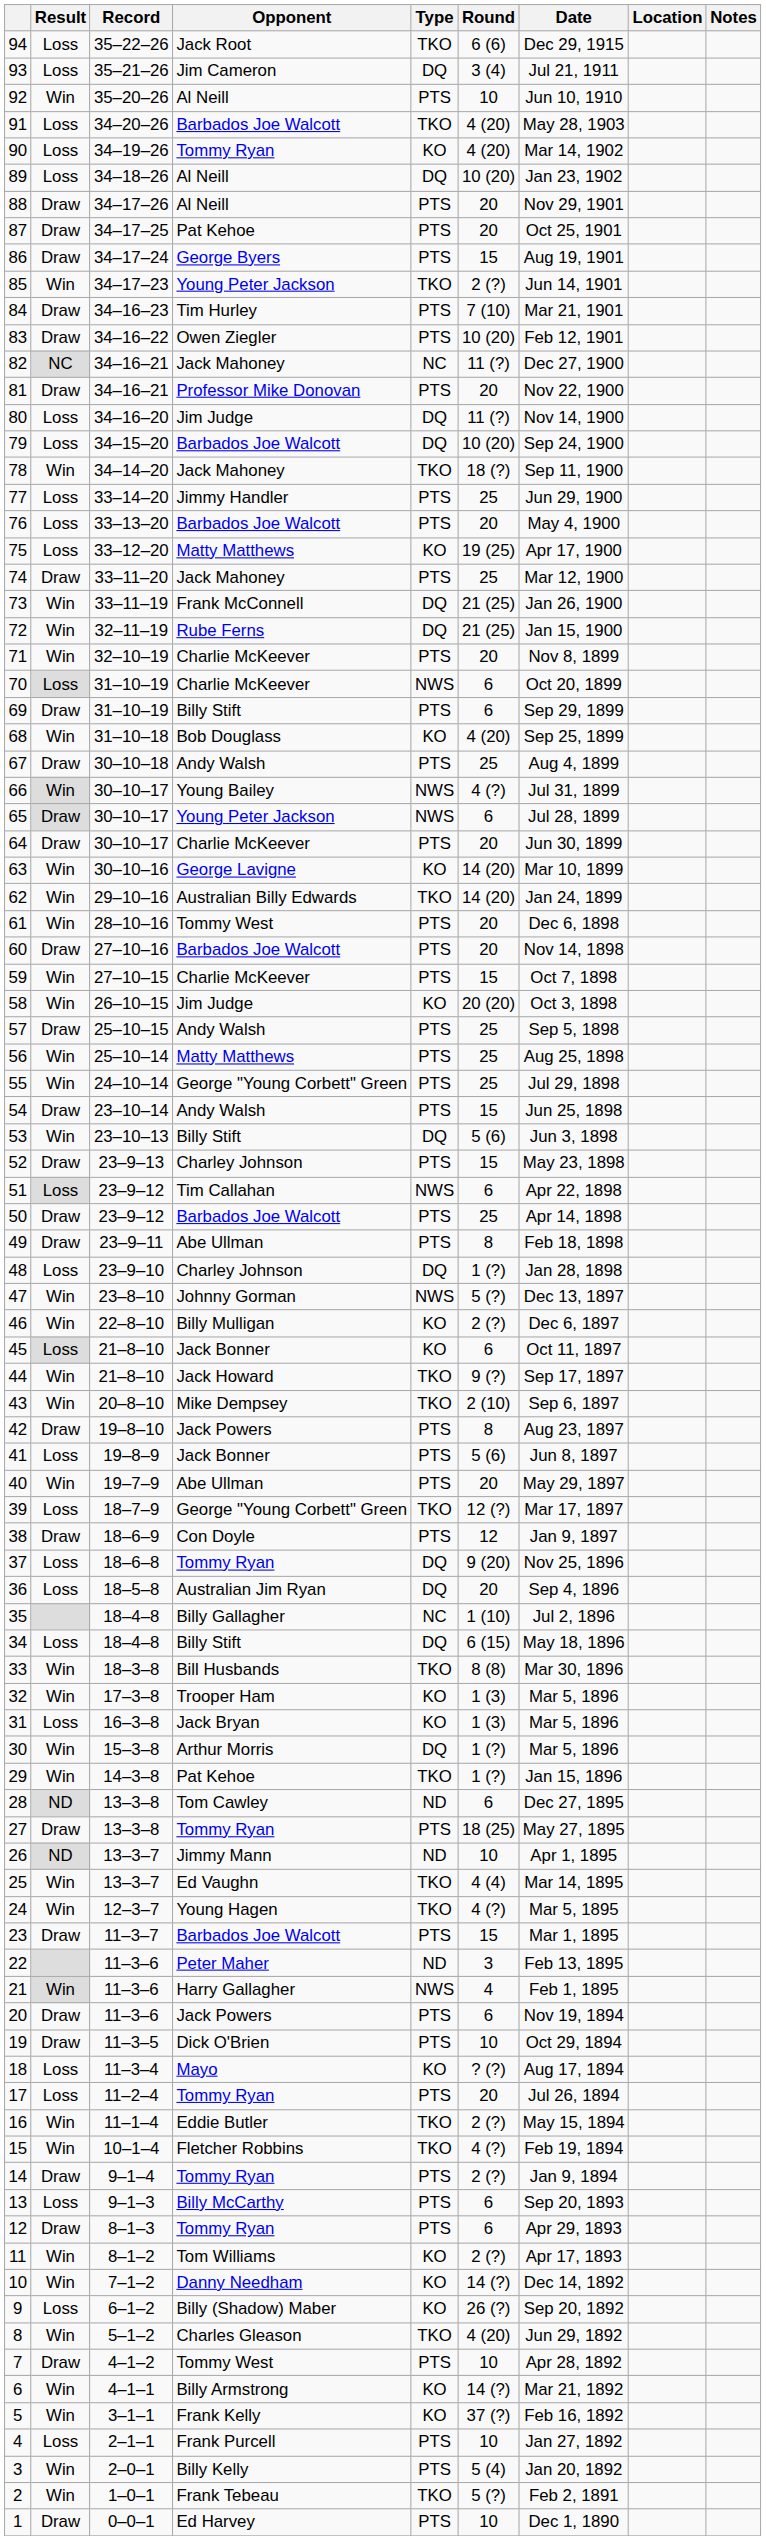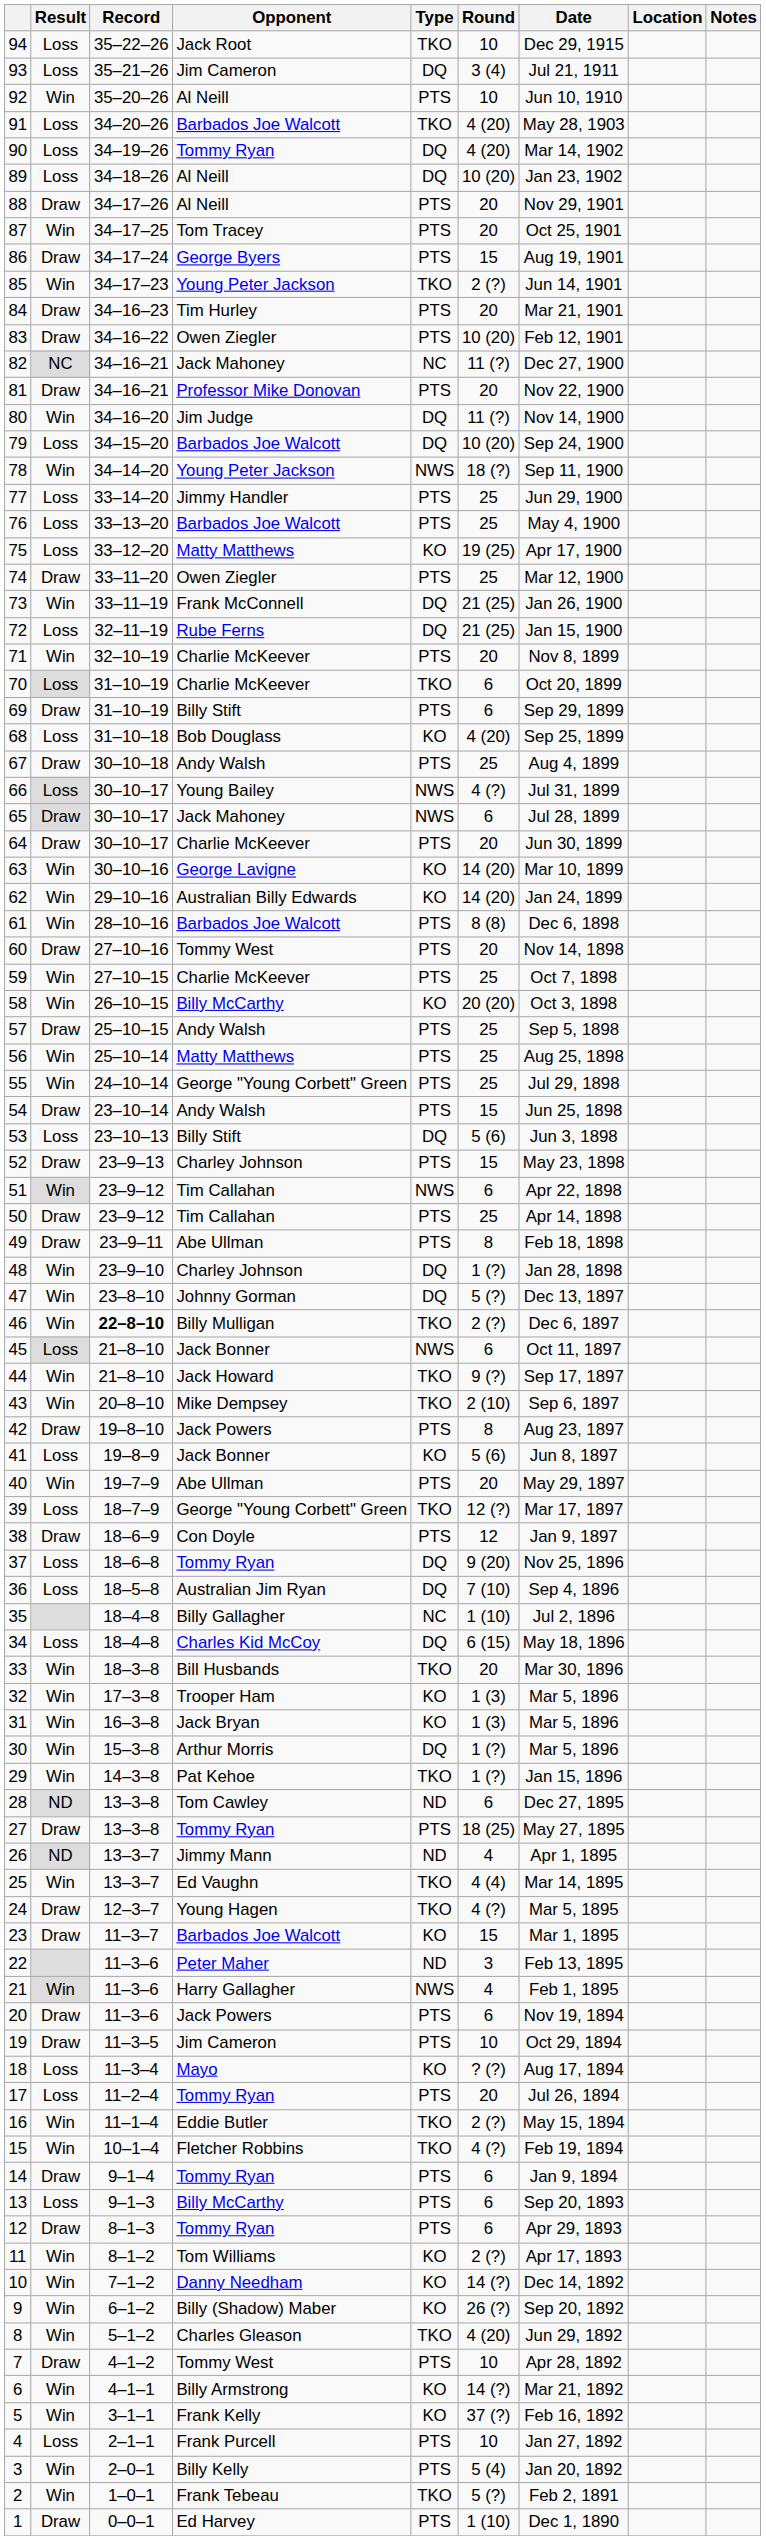(488, 44) 6 (6) -> (489, 44) 10
(435, 151) KO -> (435, 151) DQ
(61, 230) Draw -> (61, 230) Win
(216, 230) Pat Kehoe -> (220, 230) Tom Tracey
(489, 310) 7 (10) -> (489, 310) 20
(60, 417) Loss -> (61, 417) Win
(231, 470) Jack Mahoney -> (255, 470) Young Peter Jackson
(435, 470) TKO -> (435, 470) NWS
(489, 524) 20 -> (489, 524) 25
(231, 577) Jack Mahoney -> (226, 577) Owen Ziegler
(61, 630) Win -> (60, 630) Loss
(435, 683) NWS -> (435, 683) TKO
(61, 737) Win -> (60, 737) Loss
(61, 790) Win -> (60, 790) Loss
(255, 817) Young Peter Jackson -> (231, 817) Jack Mahoney
(435, 897) TKO -> (435, 897) KO
(225, 923) Tommy West -> (258, 923) Barbados Joe Walcott
(489, 923) 20 -> (488, 923) 8 (8)
(258, 950) Barbados Joe Walcott -> (225, 950) Tommy West
(489, 976) 15 -> (489, 976) 25
(215, 1003) Jim Judge -> (230, 1003) Billy McCarthy
(61, 1136) Win -> (60, 1136) Loss
(60, 1190) Loss -> (61, 1190) Win
(258, 1216) Barbados Joe Walcott -> (226, 1216) Tim Callahan
(60, 1270) Loss -> (61, 1270) Win
(435, 1296) NWS -> (435, 1296) DQ
(131, 1323) normal -> (131, 1323) bold
(435, 1323) KO -> (435, 1323) TKO
(435, 1350) KO -> (435, 1350) NWS
(435, 1456) PTS -> (435, 1456) KO
(489, 1589) 20 -> (489, 1589) 7 (10)
(209, 1643) Billy Stift -> (248, 1643) Charles Kid McCoy
(488, 1669) 8 (8) -> (489, 1669) 20
(60, 1723) Loss -> (61, 1723) Win
(489, 1856) 10 -> (488, 1856) 4
(61, 1909) Win -> (61, 1909) Draw
(435, 1936) PTS -> (435, 1936) KO
(223, 2042) Dick O'Brien -> (226, 2042) Jim Cameron
(488, 2175) 2 (?) -> (488, 2175) 6
(60, 2309) Loss -> (61, 2309) Win
(489, 2522) 10 -> (489, 2522) 1 (10)
